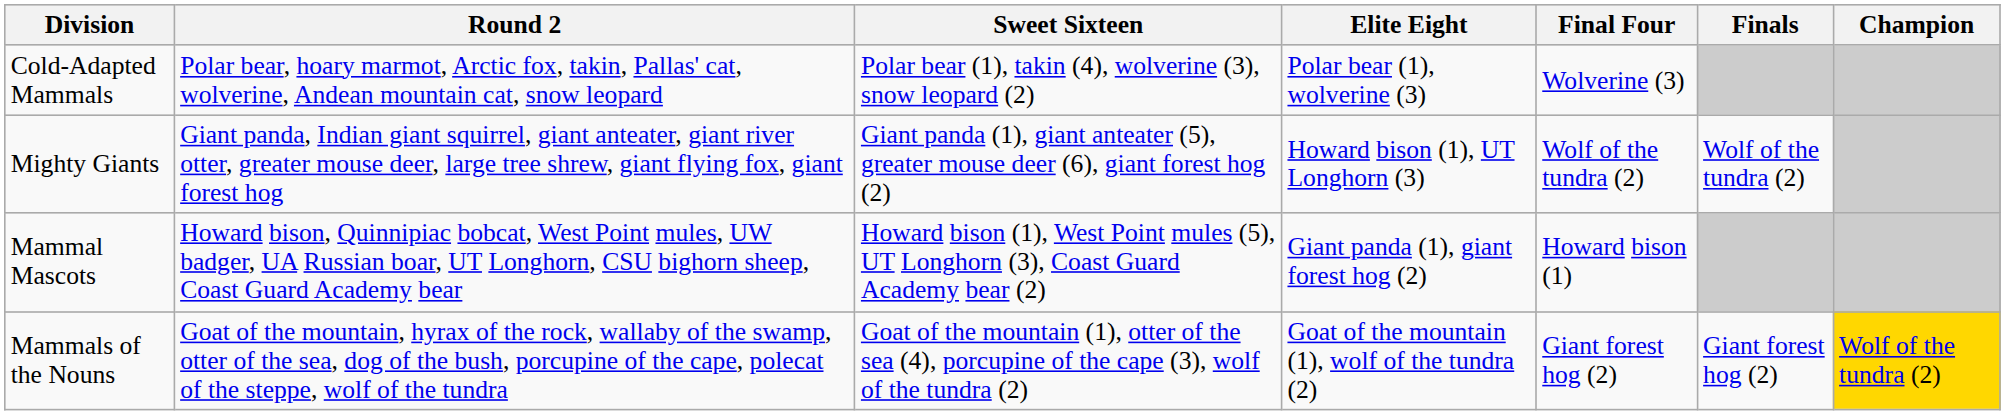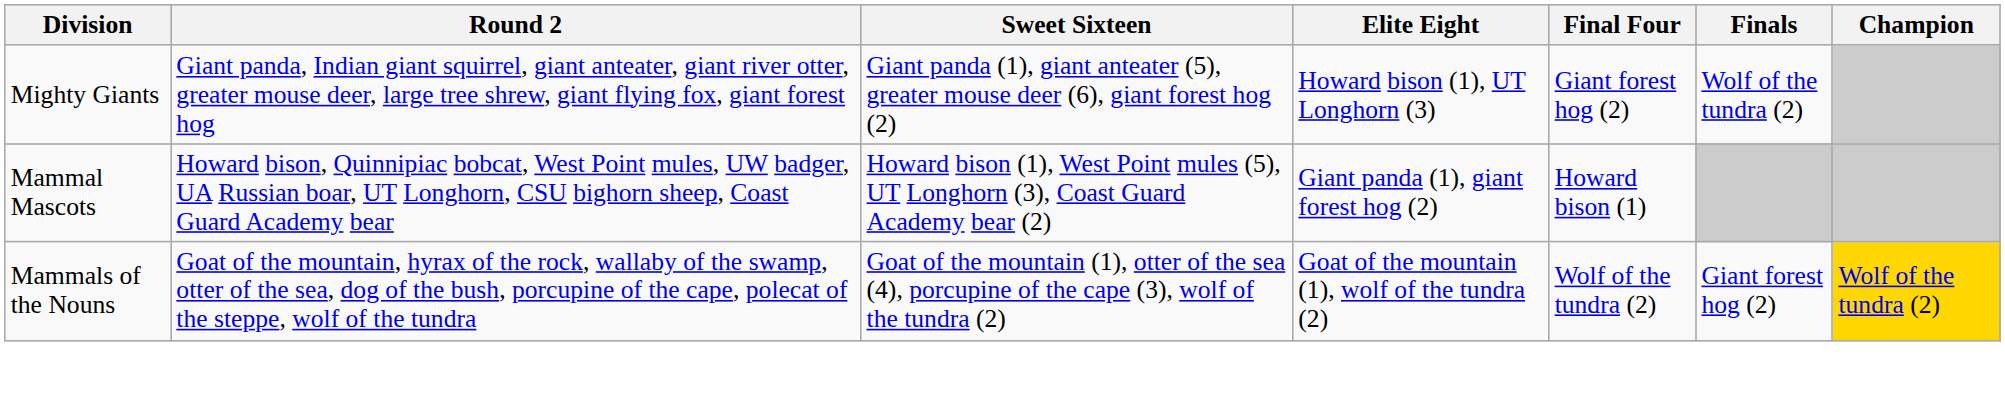- row: (83, 79)
(1600, 163) Wolf of the tundra (2) -> (1615, 94) Giant forest hog (2)
(1603, 360) Giant forest hog (2) -> (1613, 290) Wolf of the tundra (2)
